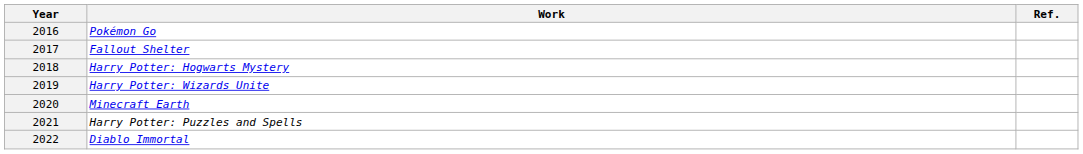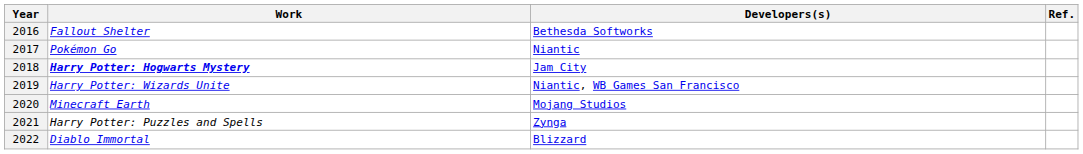+ column: (788, 13)
(123, 31) Pokémon Go -> (100, 31) Fallout Shelter
(140, 49) Fallout Shelter -> (83, 49) Pokémon Go
(189, 67) normal -> (150, 67) bold
